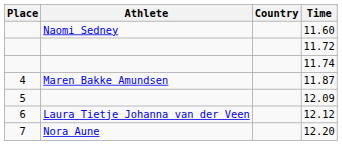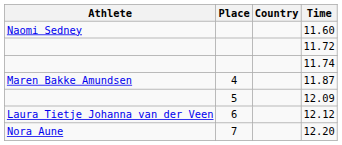columns swapped: (23, 13) <-> (146, 13)
